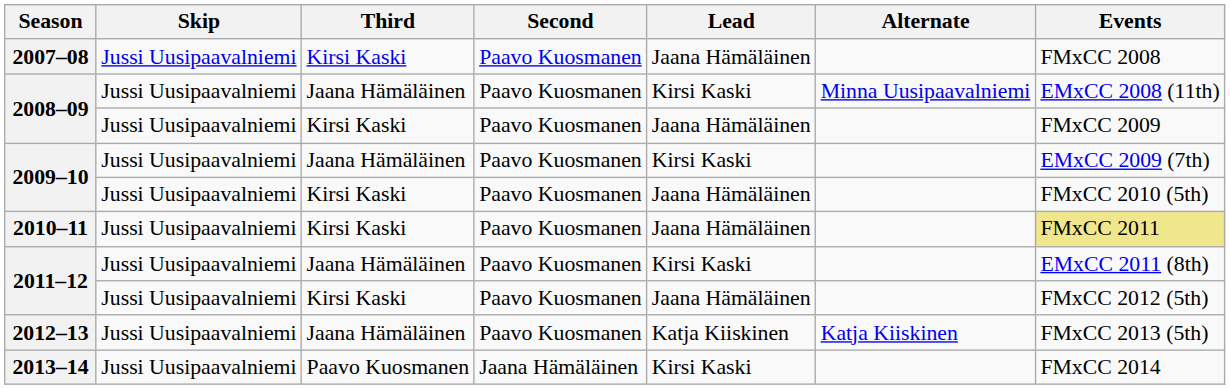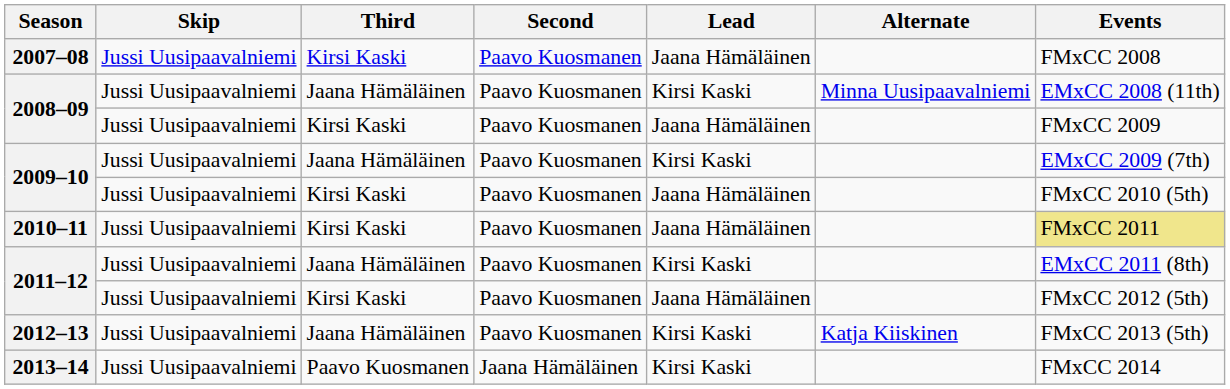(720, 332) Katja Kiiskinen -> (702, 332) Kirsi Kaski
